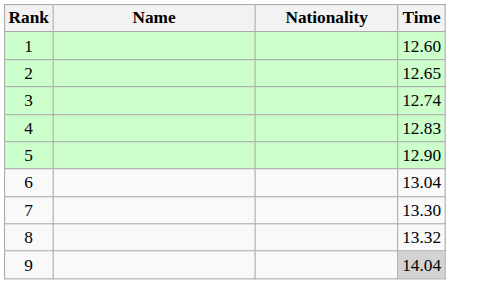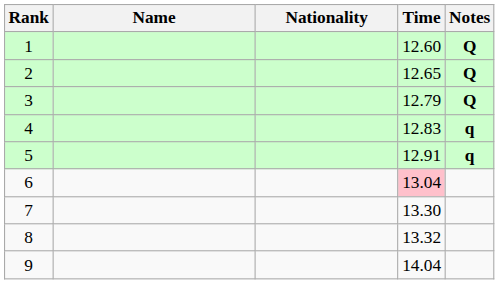+ column: (470, 18)
(422, 100) 12.74 -> (422, 100) 12.79
(422, 155) 12.90 -> (422, 155) 12.91
(422, 182) no background -> (422, 182) pink background
(422, 264) lightgrey background -> (422, 264) no background
